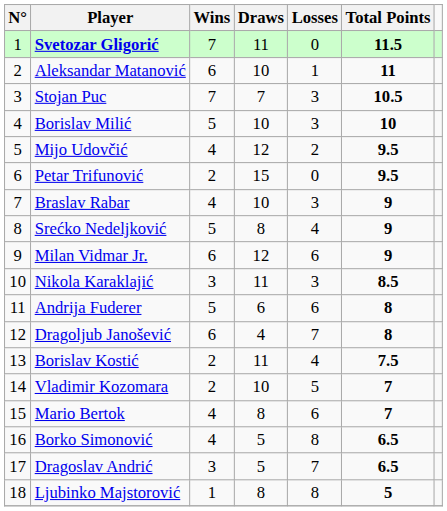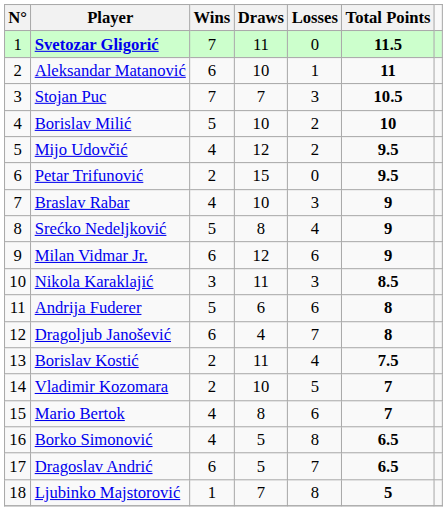(315, 123) 3 -> (315, 123) 2
(212, 466) 3 -> (212, 466) 6
(261, 492) 8 -> (261, 492) 7
